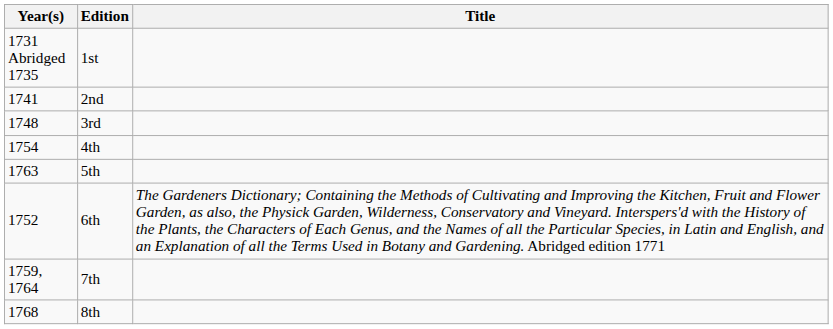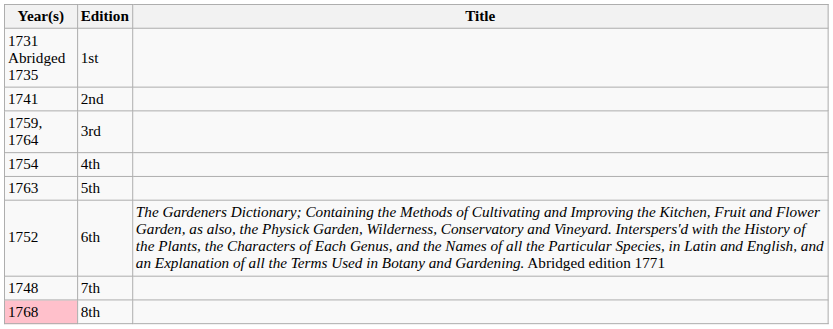(23, 123) 1748 -> (25, 131) 1759, 1764
(25, 279) 1759, 1764 -> (23, 287) 1748
(23, 312) no background -> (23, 312) pink background
